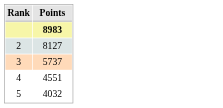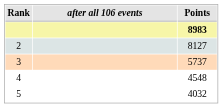+ column: (105, 13)
(52, 78) 4551 -> (197, 78) 4548
